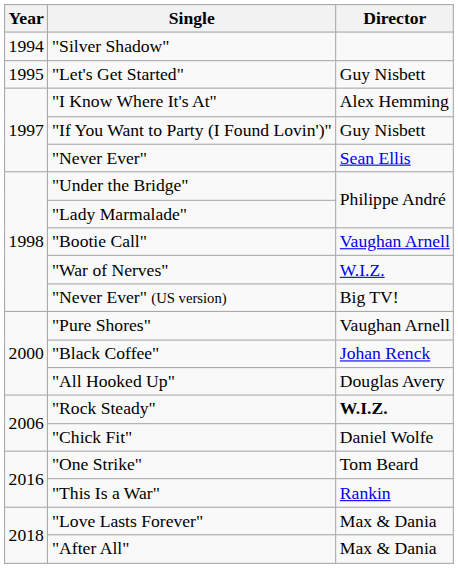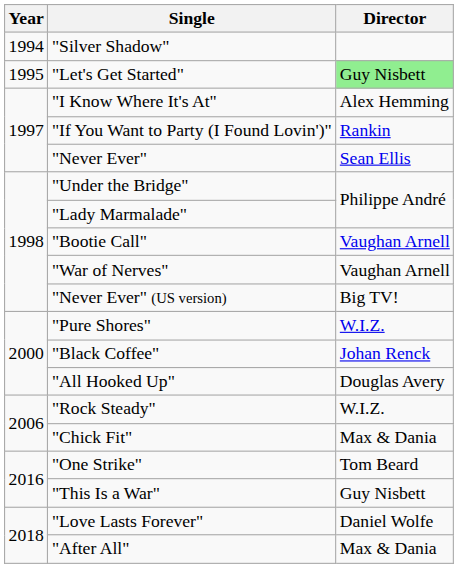(383, 74) no background -> (383, 74) lightgreen background
(383, 130) Guy Nisbett -> (365, 130) Rankin
(362, 269) W.I.Z. -> (395, 269) Vaughan Arnell
(395, 325) Vaughan Arnell -> (362, 325) W.I.Z.
(364, 409) bold -> (362, 409) normal
(387, 437) Daniel Wolfe -> (388, 437) Max & Dania
(365, 492) Rankin -> (383, 492) Guy Nisbett
(388, 520) Max & Dania -> (387, 520) Daniel Wolfe
